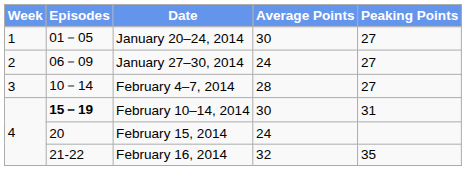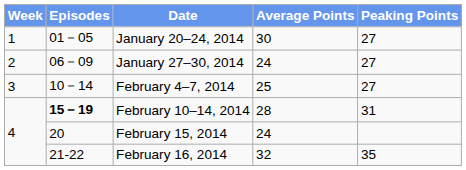(264, 86) 28 -> (264, 86) 25
(264, 110) 30 -> (264, 110) 28
